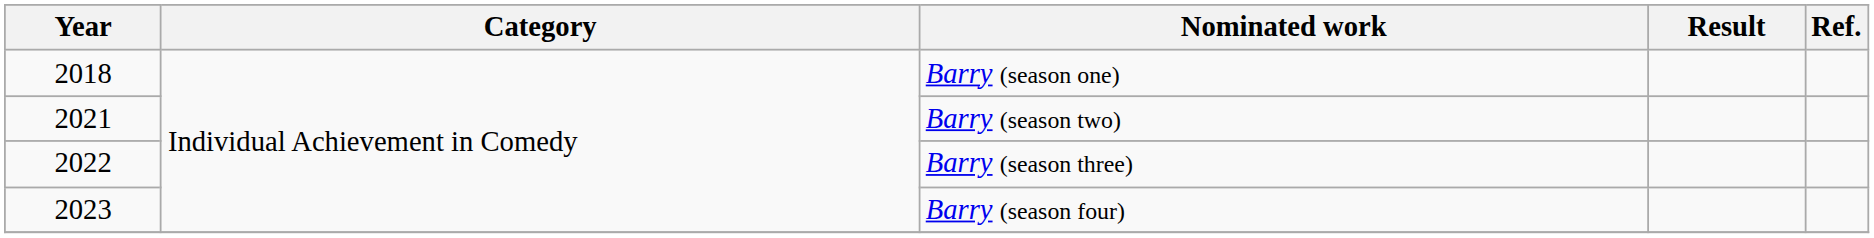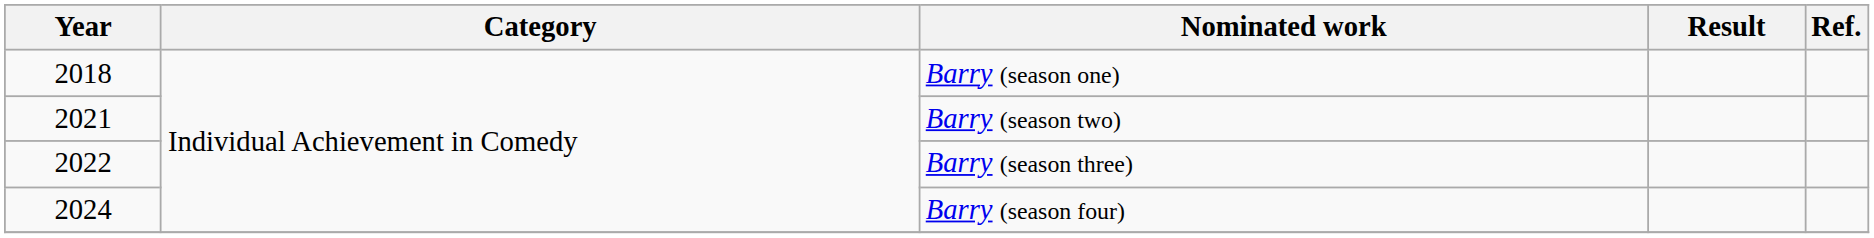(83, 208) 2023 -> (83, 208) 2024
